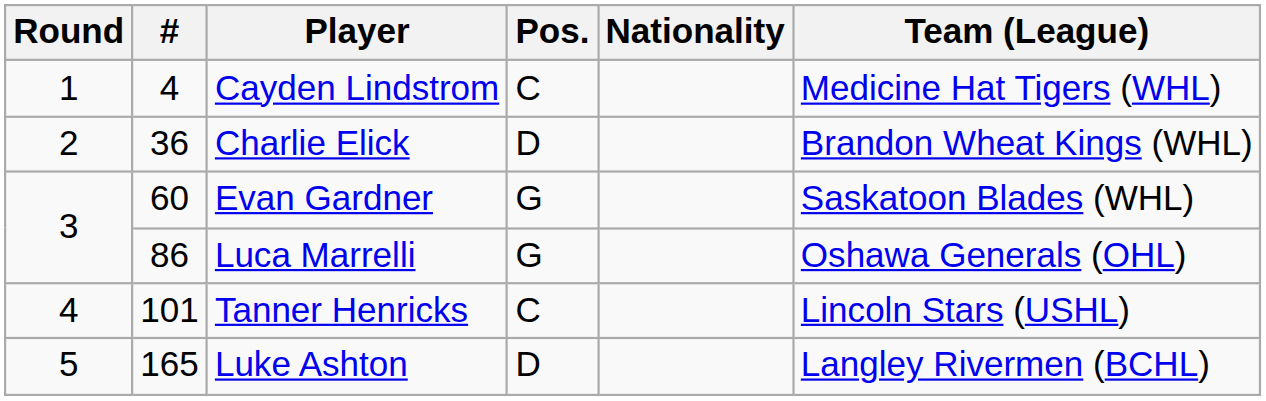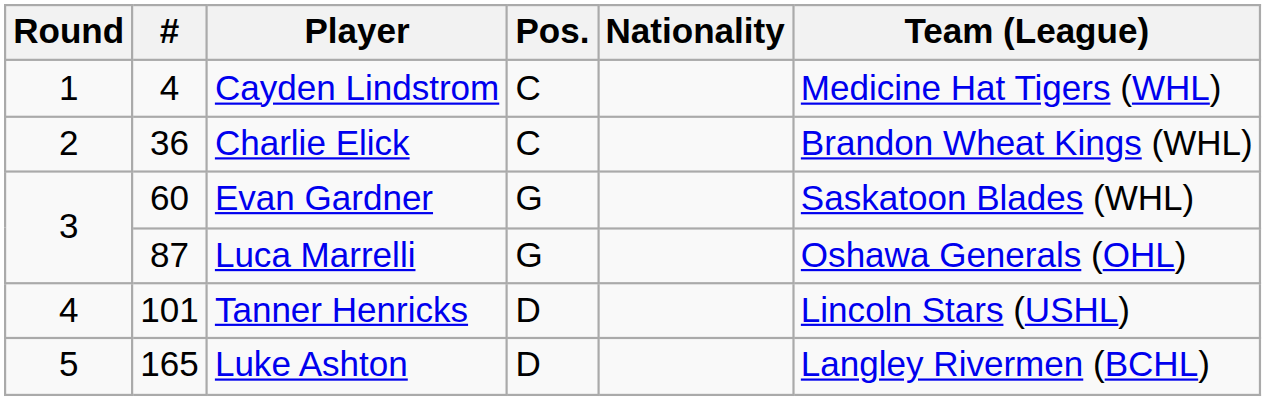(528, 143) D -> (528, 143) C
(169, 254) 86 -> (169, 254) 87
(528, 310) C -> (528, 310) D
